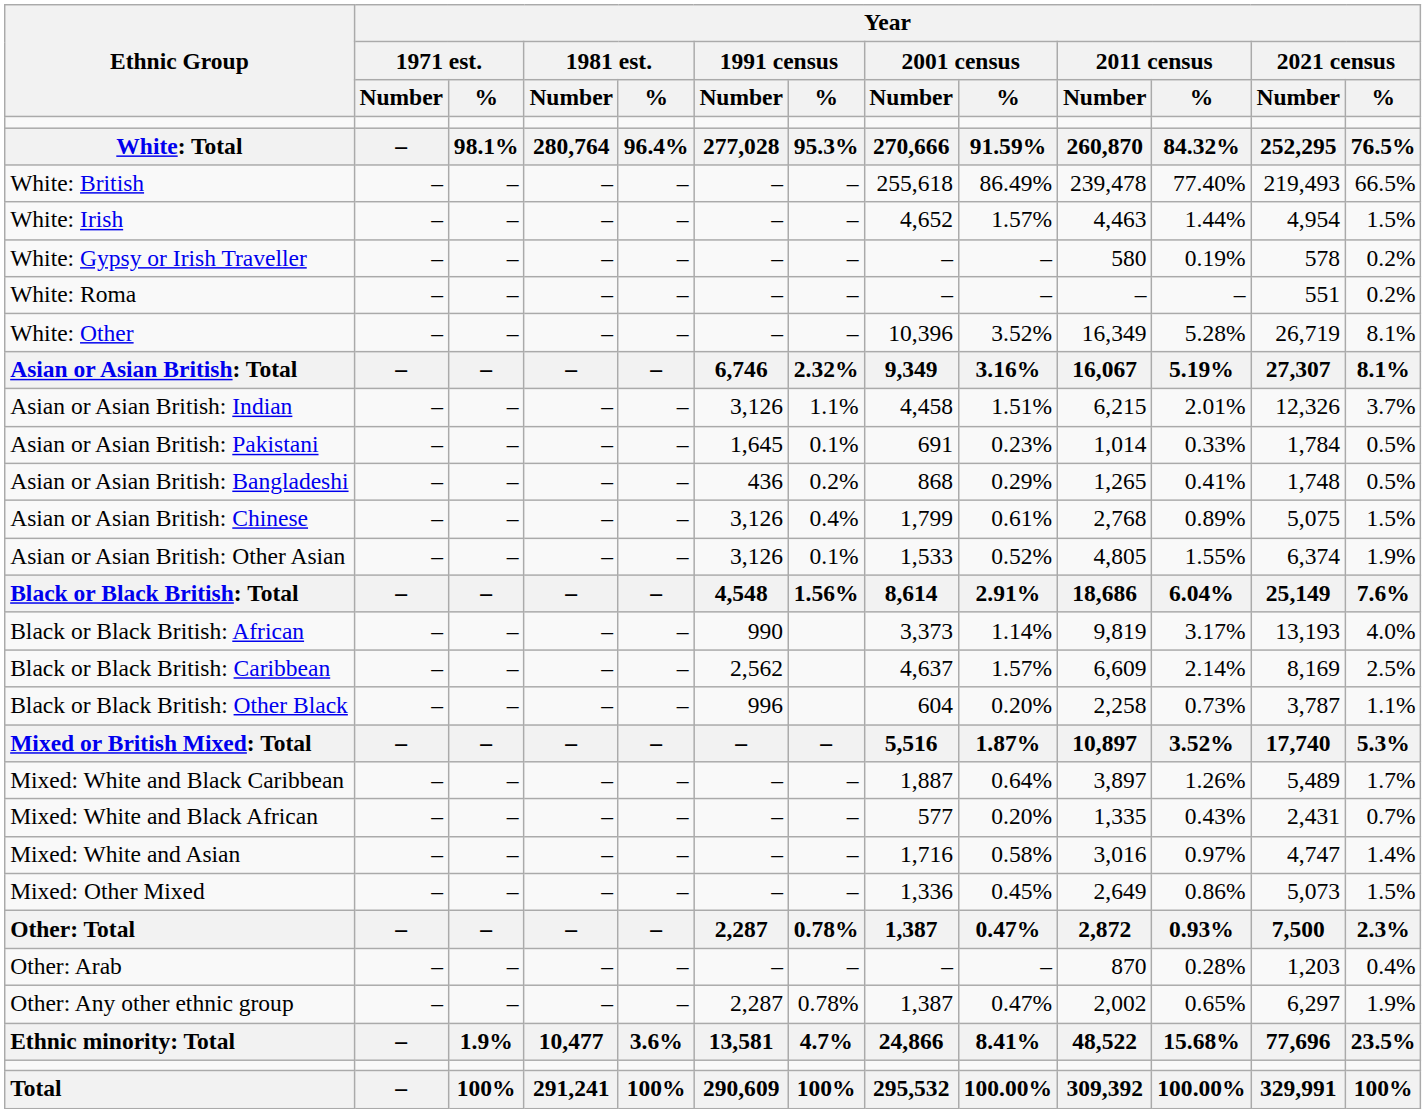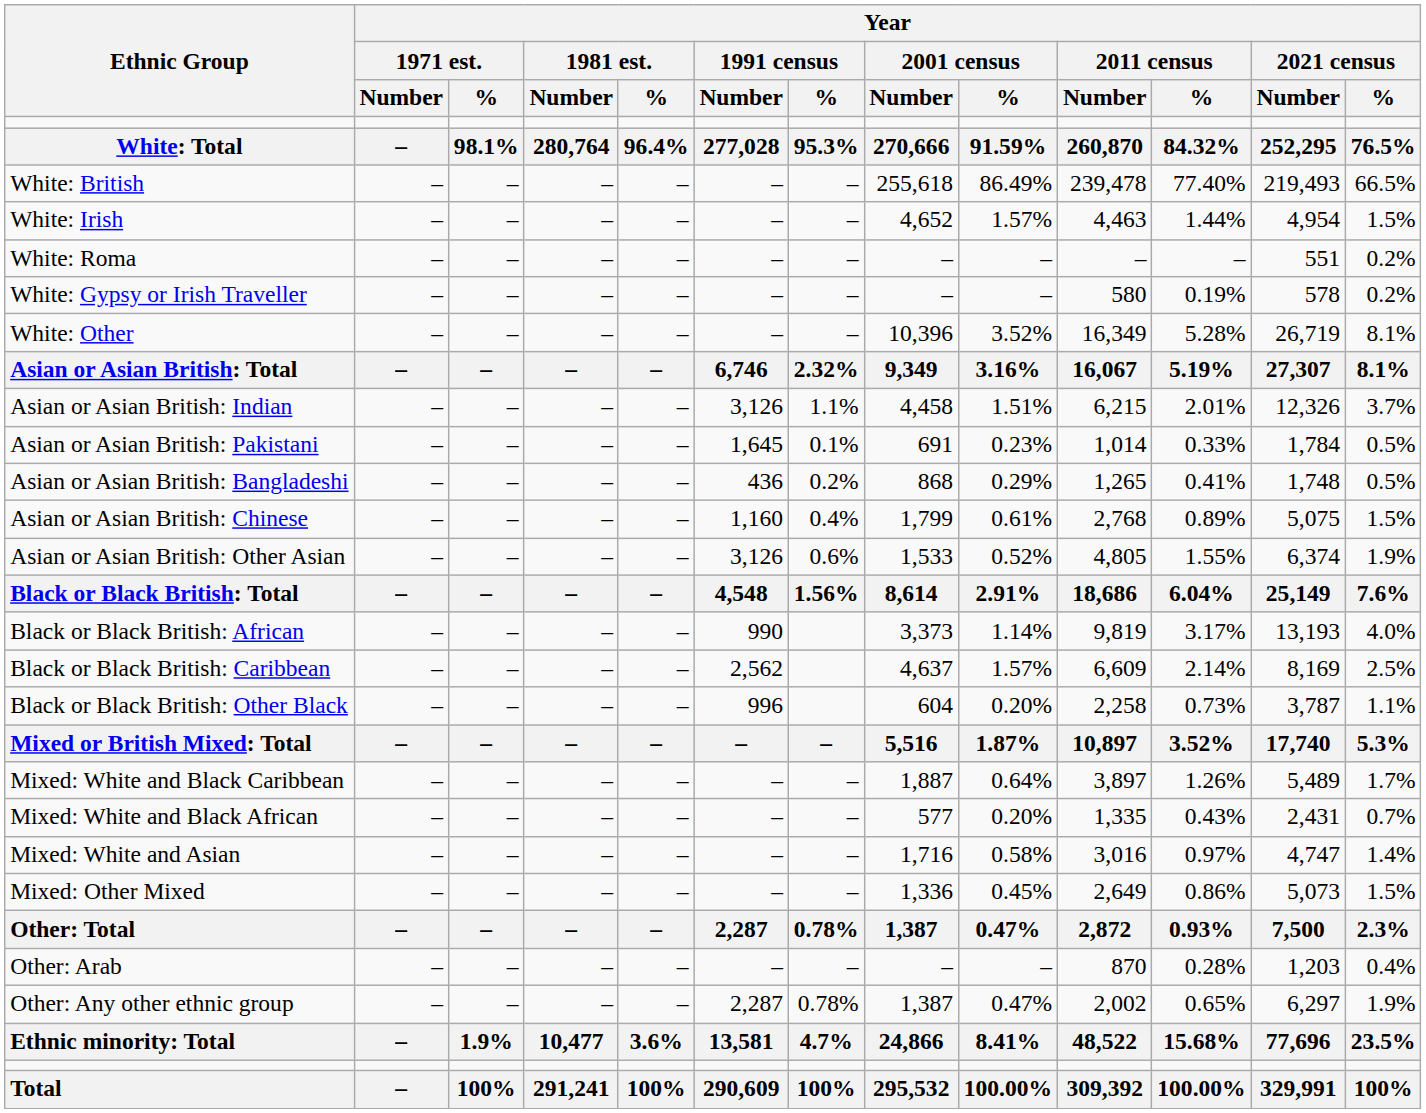rows swapped: (158, 257) <-> (73, 295)
(757, 518) 3,126 -> (757, 518) 1,160
(834, 556) 0.1% -> (834, 556) 0.6%
